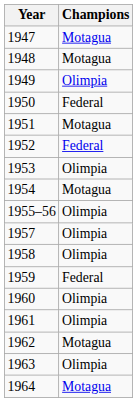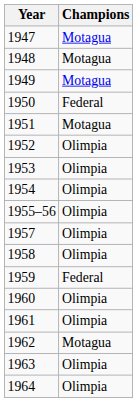(85, 80) Olimpia -> (87, 80) Motagua
(83, 146) Federal -> (85, 146) Olimpia
(87, 189) Motagua -> (85, 189) Olimpia
(87, 386) Motagua -> (85, 386) Olimpia
